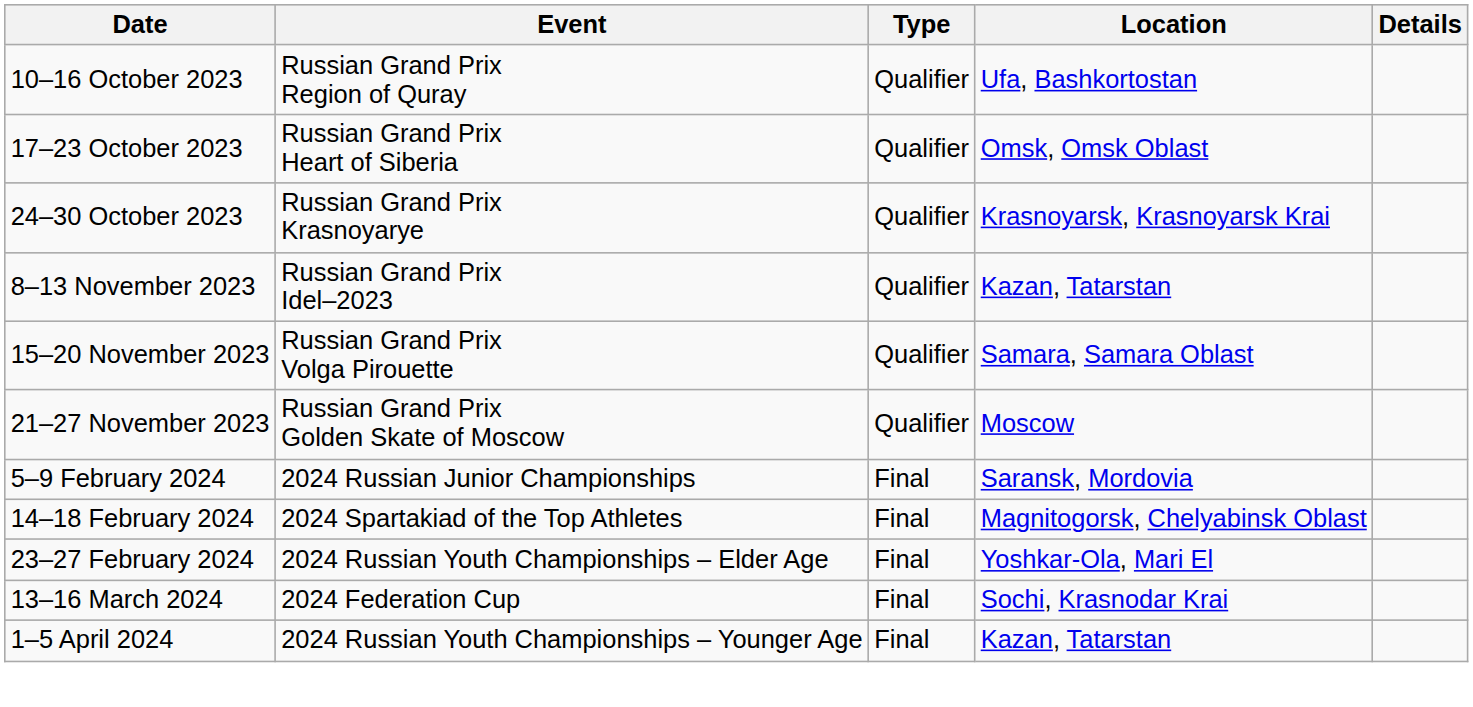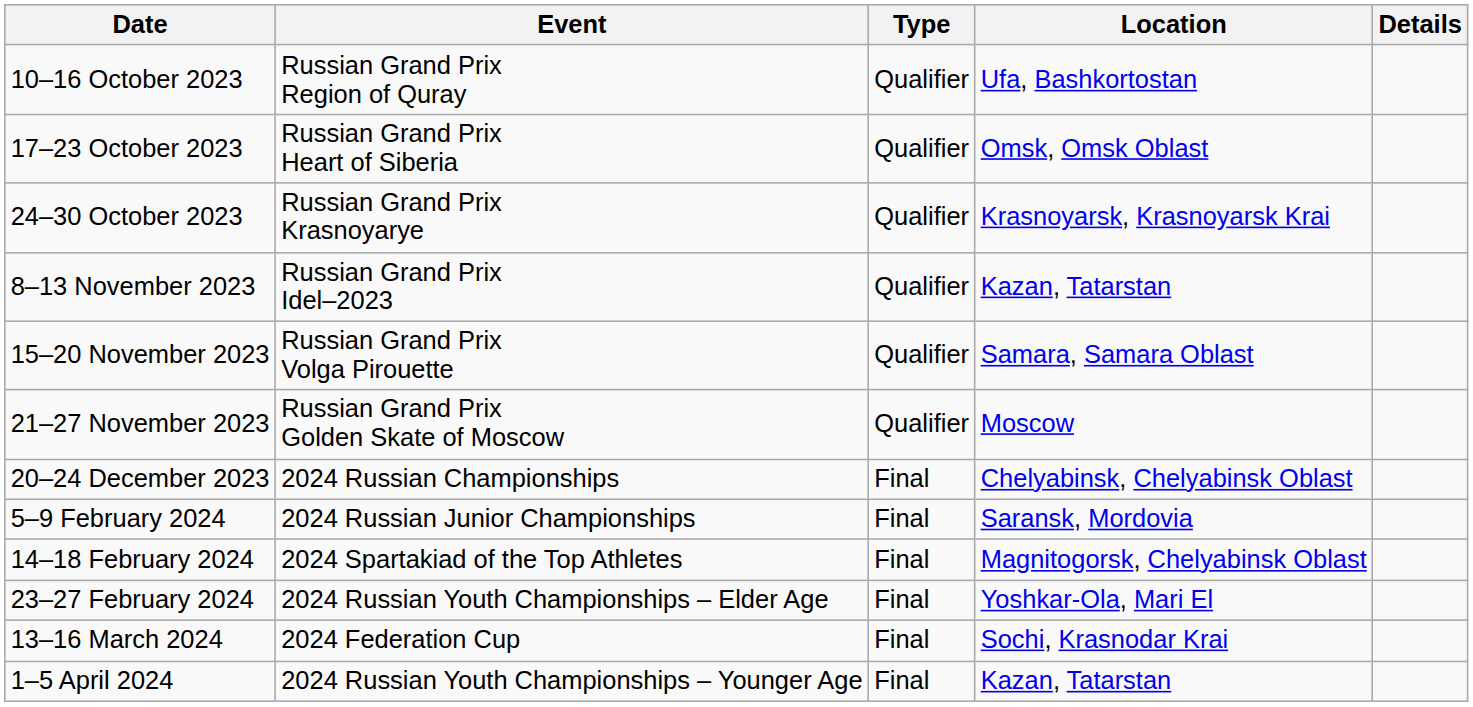+ row: (140, 478)
